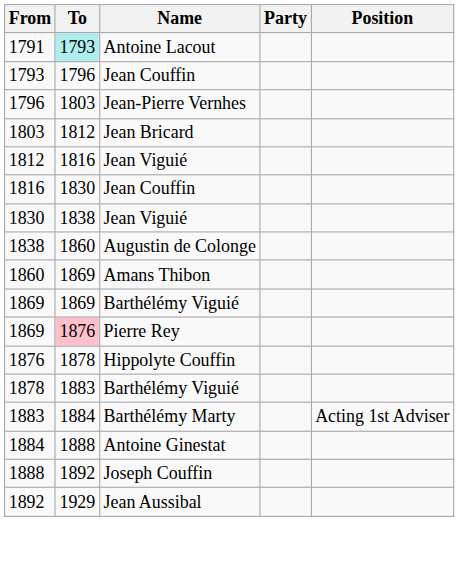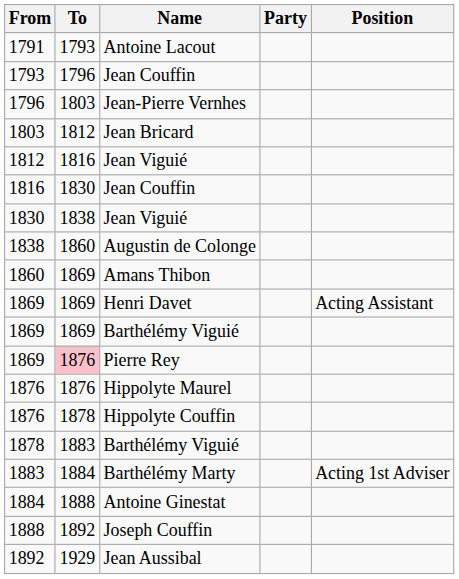(77, 47) paleturquoise background -> (77, 47) no background
+ row: (27, 302)
+ row: (27, 388)
